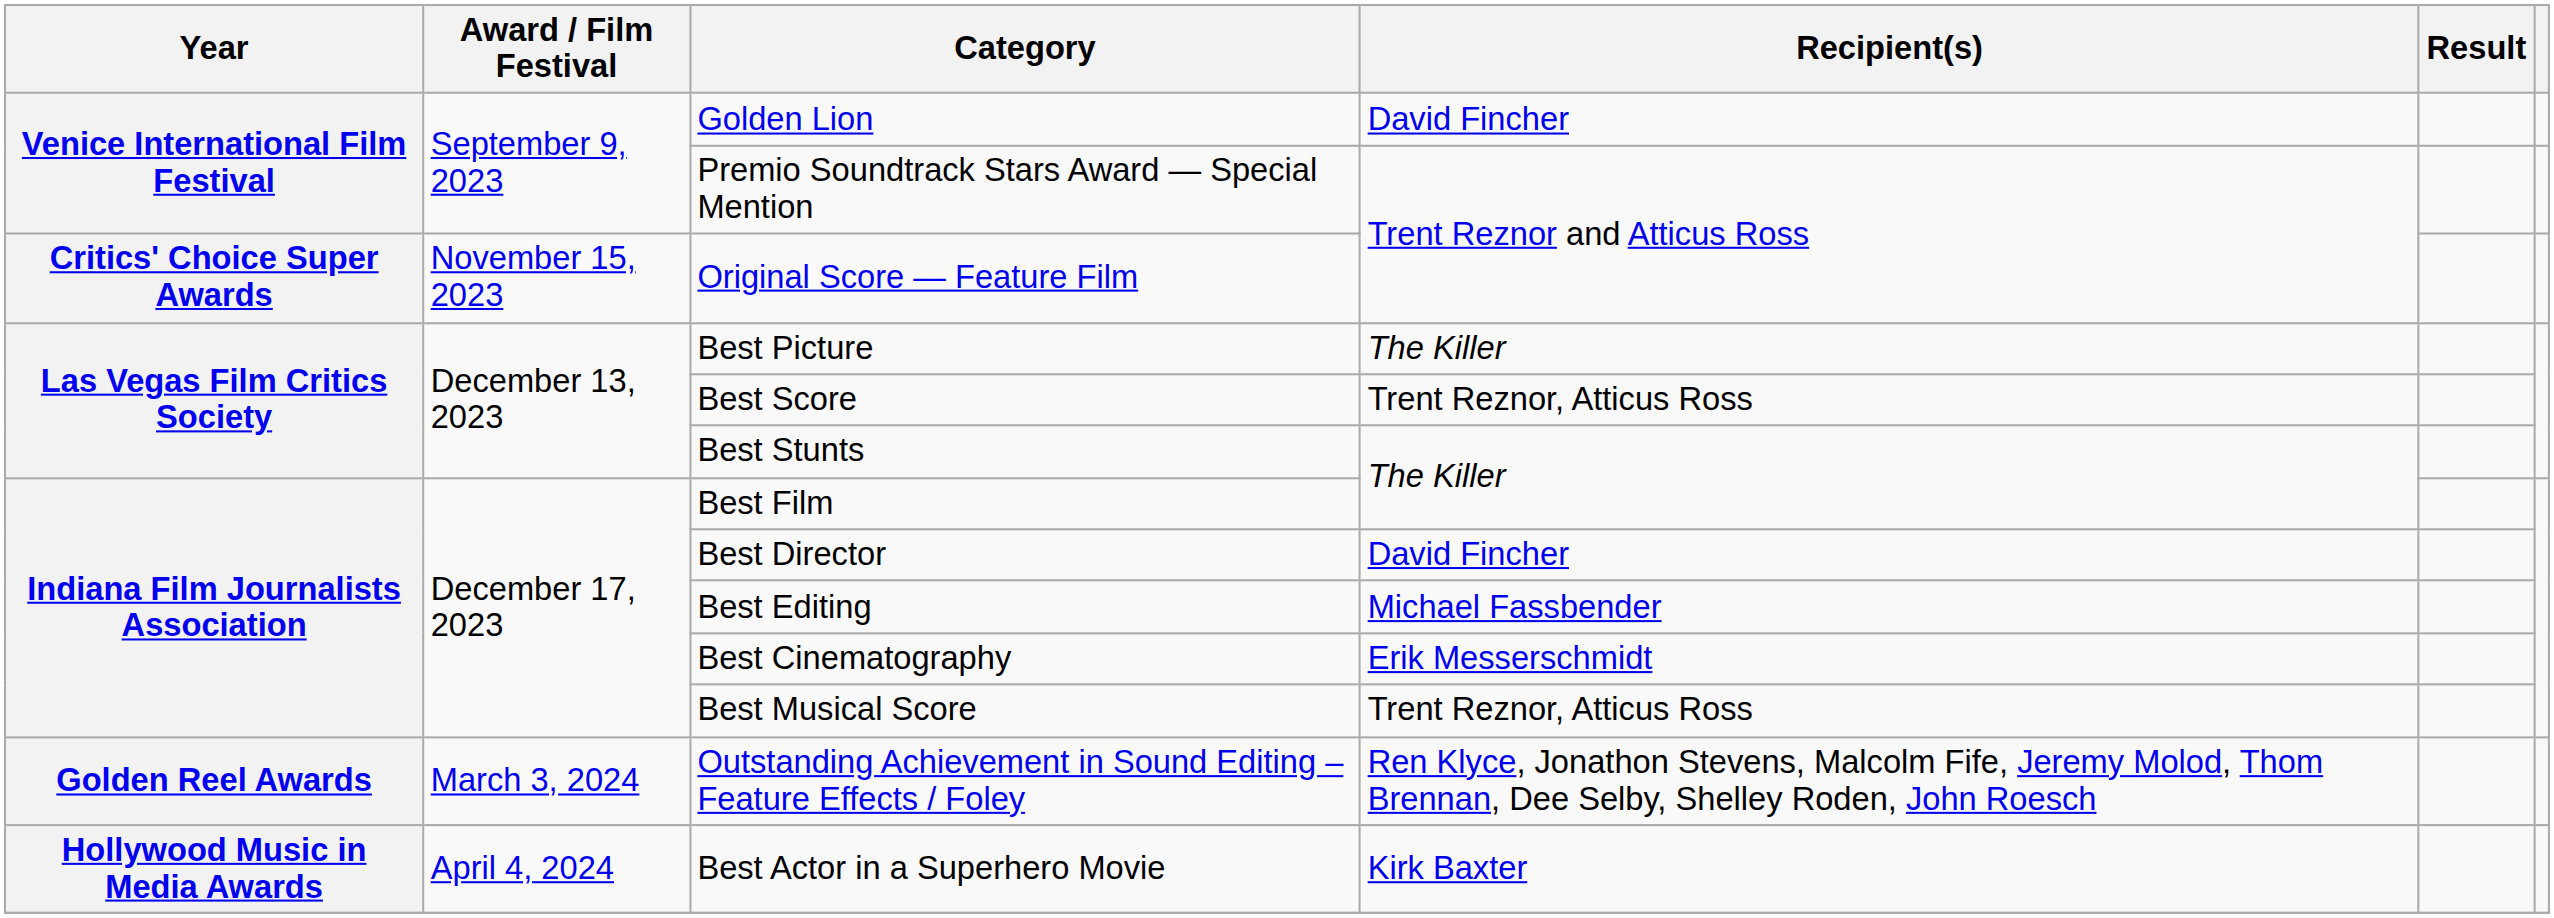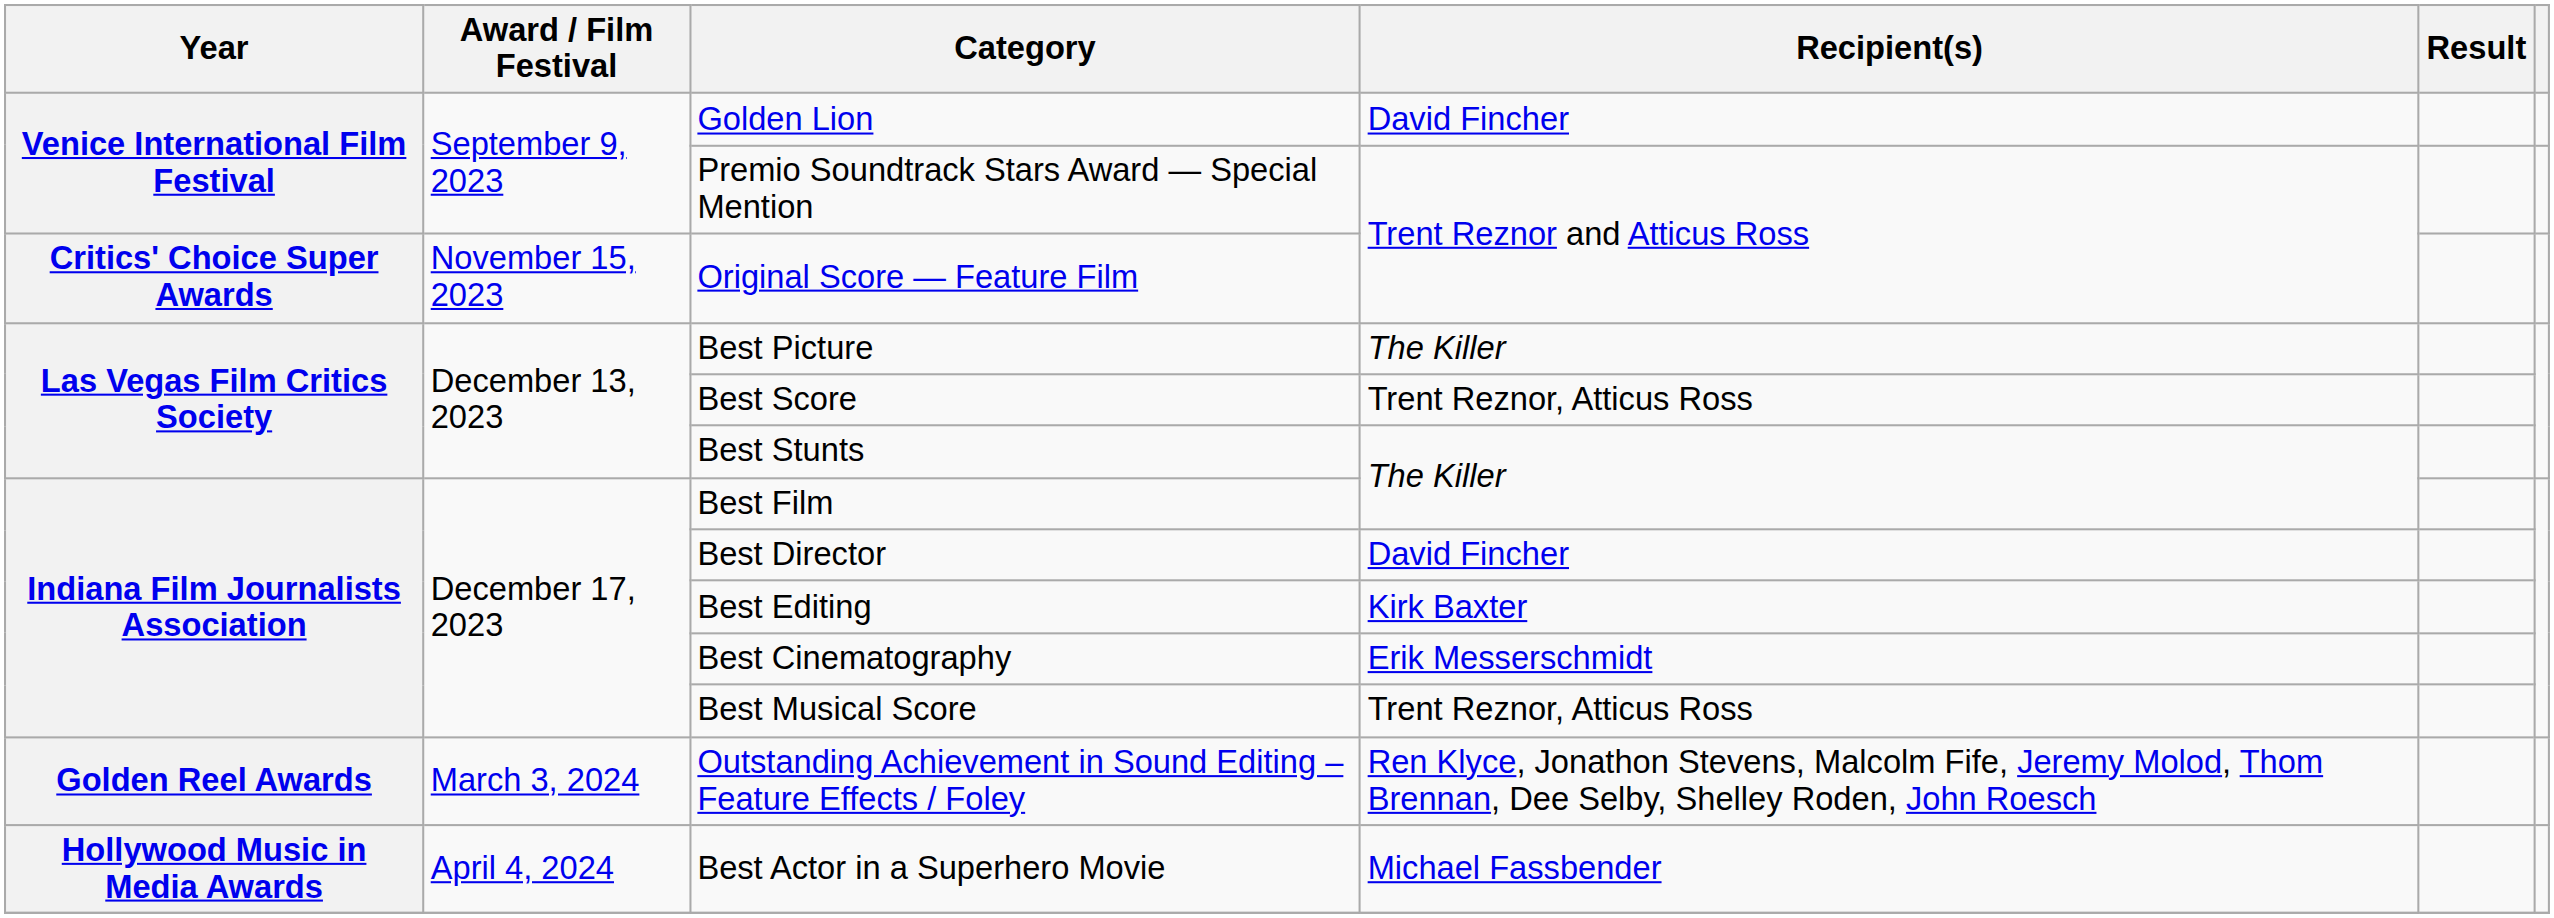(1515, 606) Michael Fassbender -> (1447, 606) Kirk Baxter
(1447, 868) Kirk Baxter -> (1515, 868) Michael Fassbender
